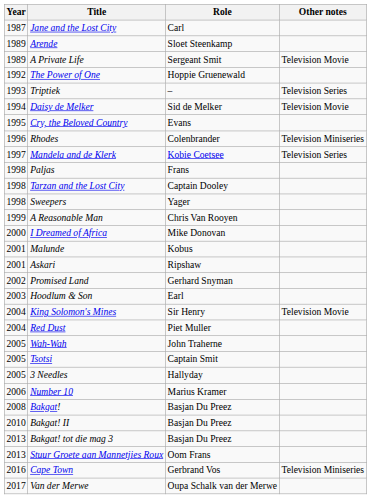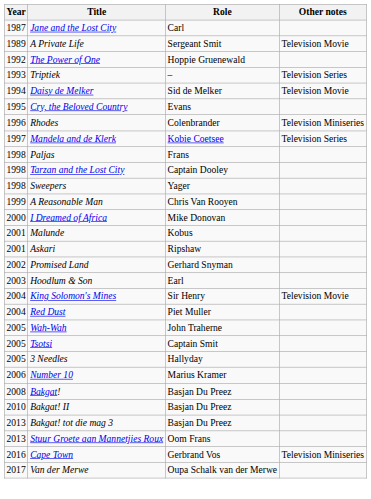- row: (44, 44)
